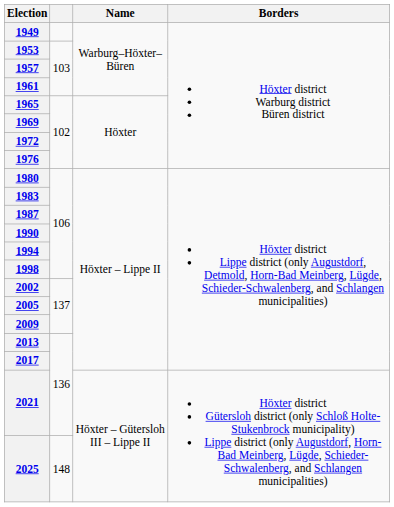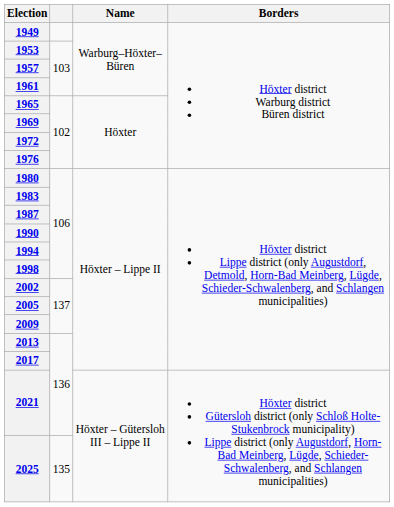(61, 468) 148 -> (61, 468) 135
